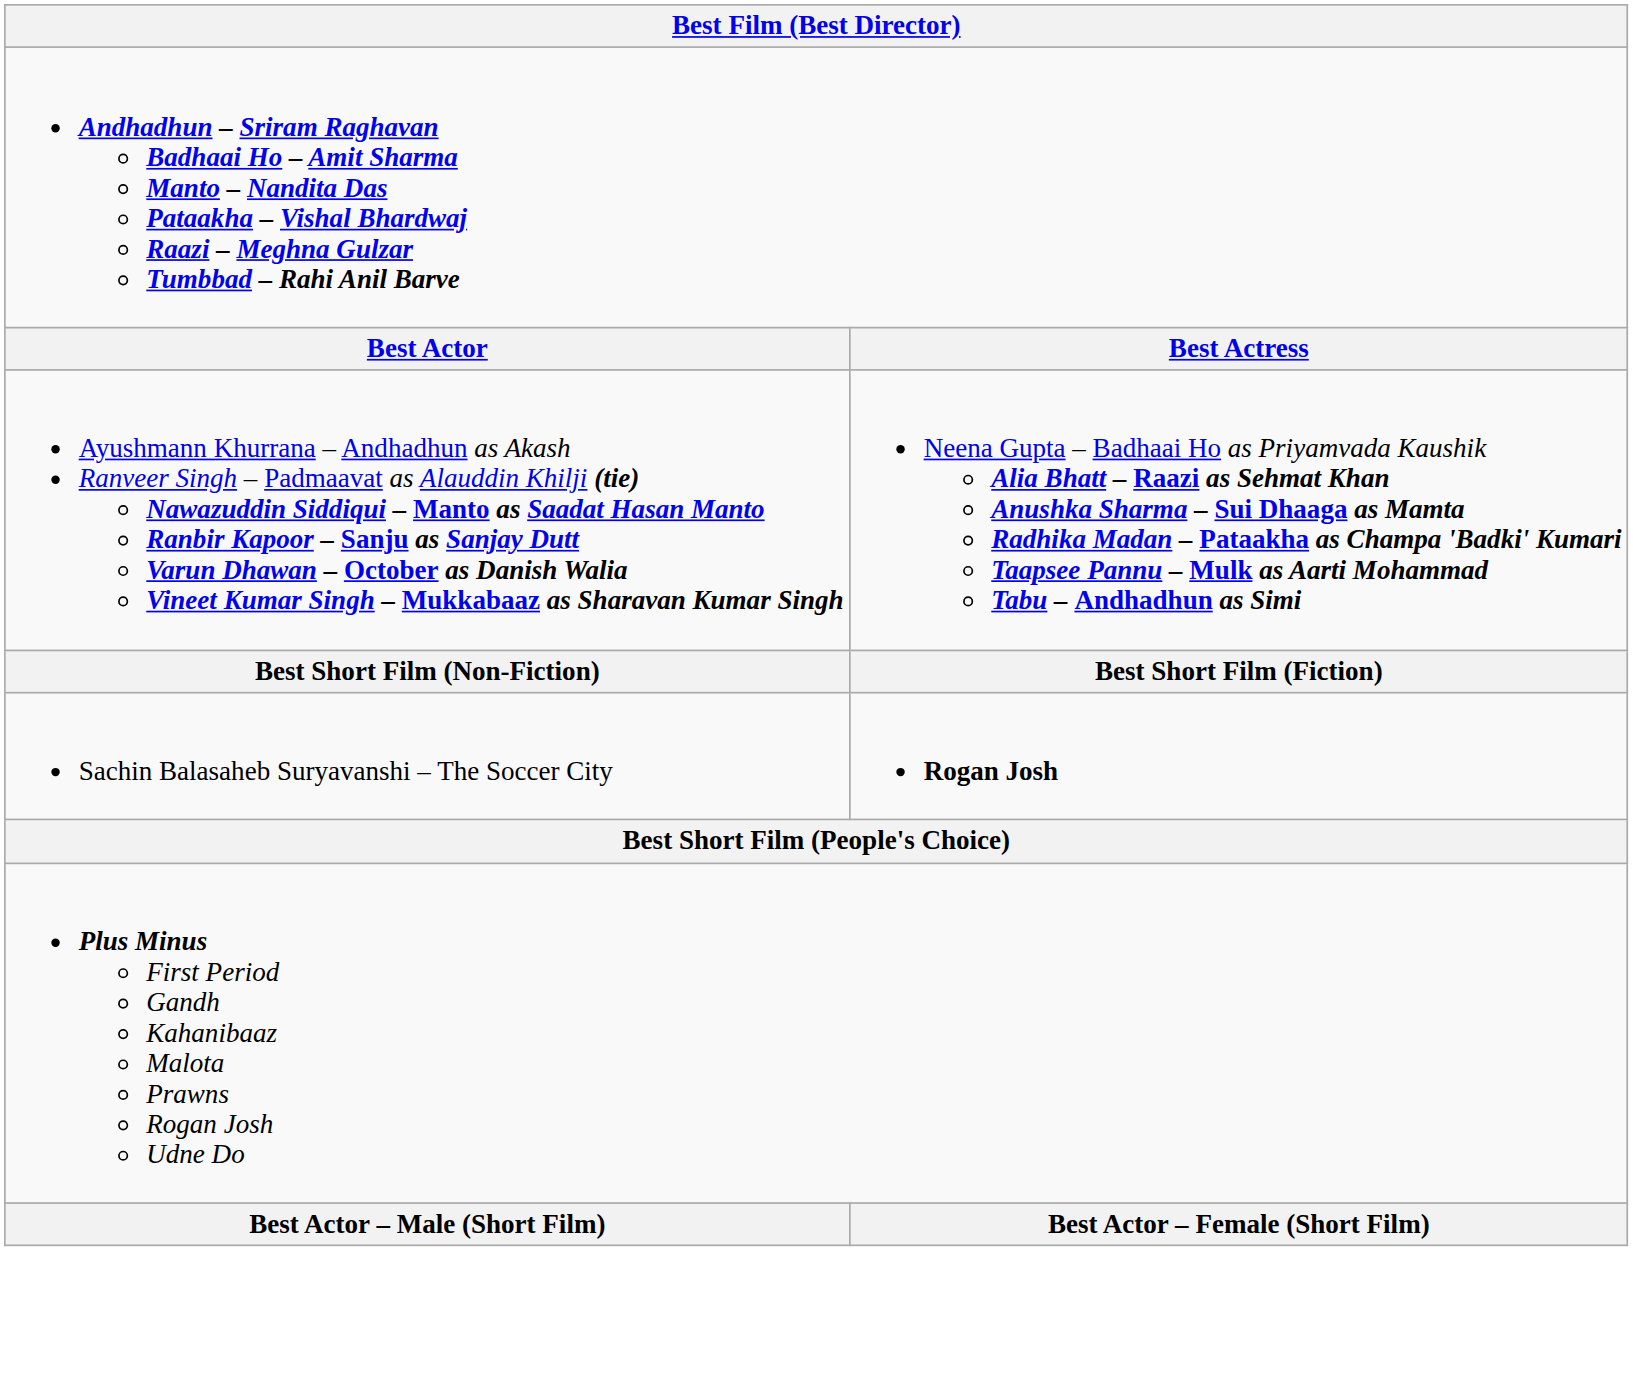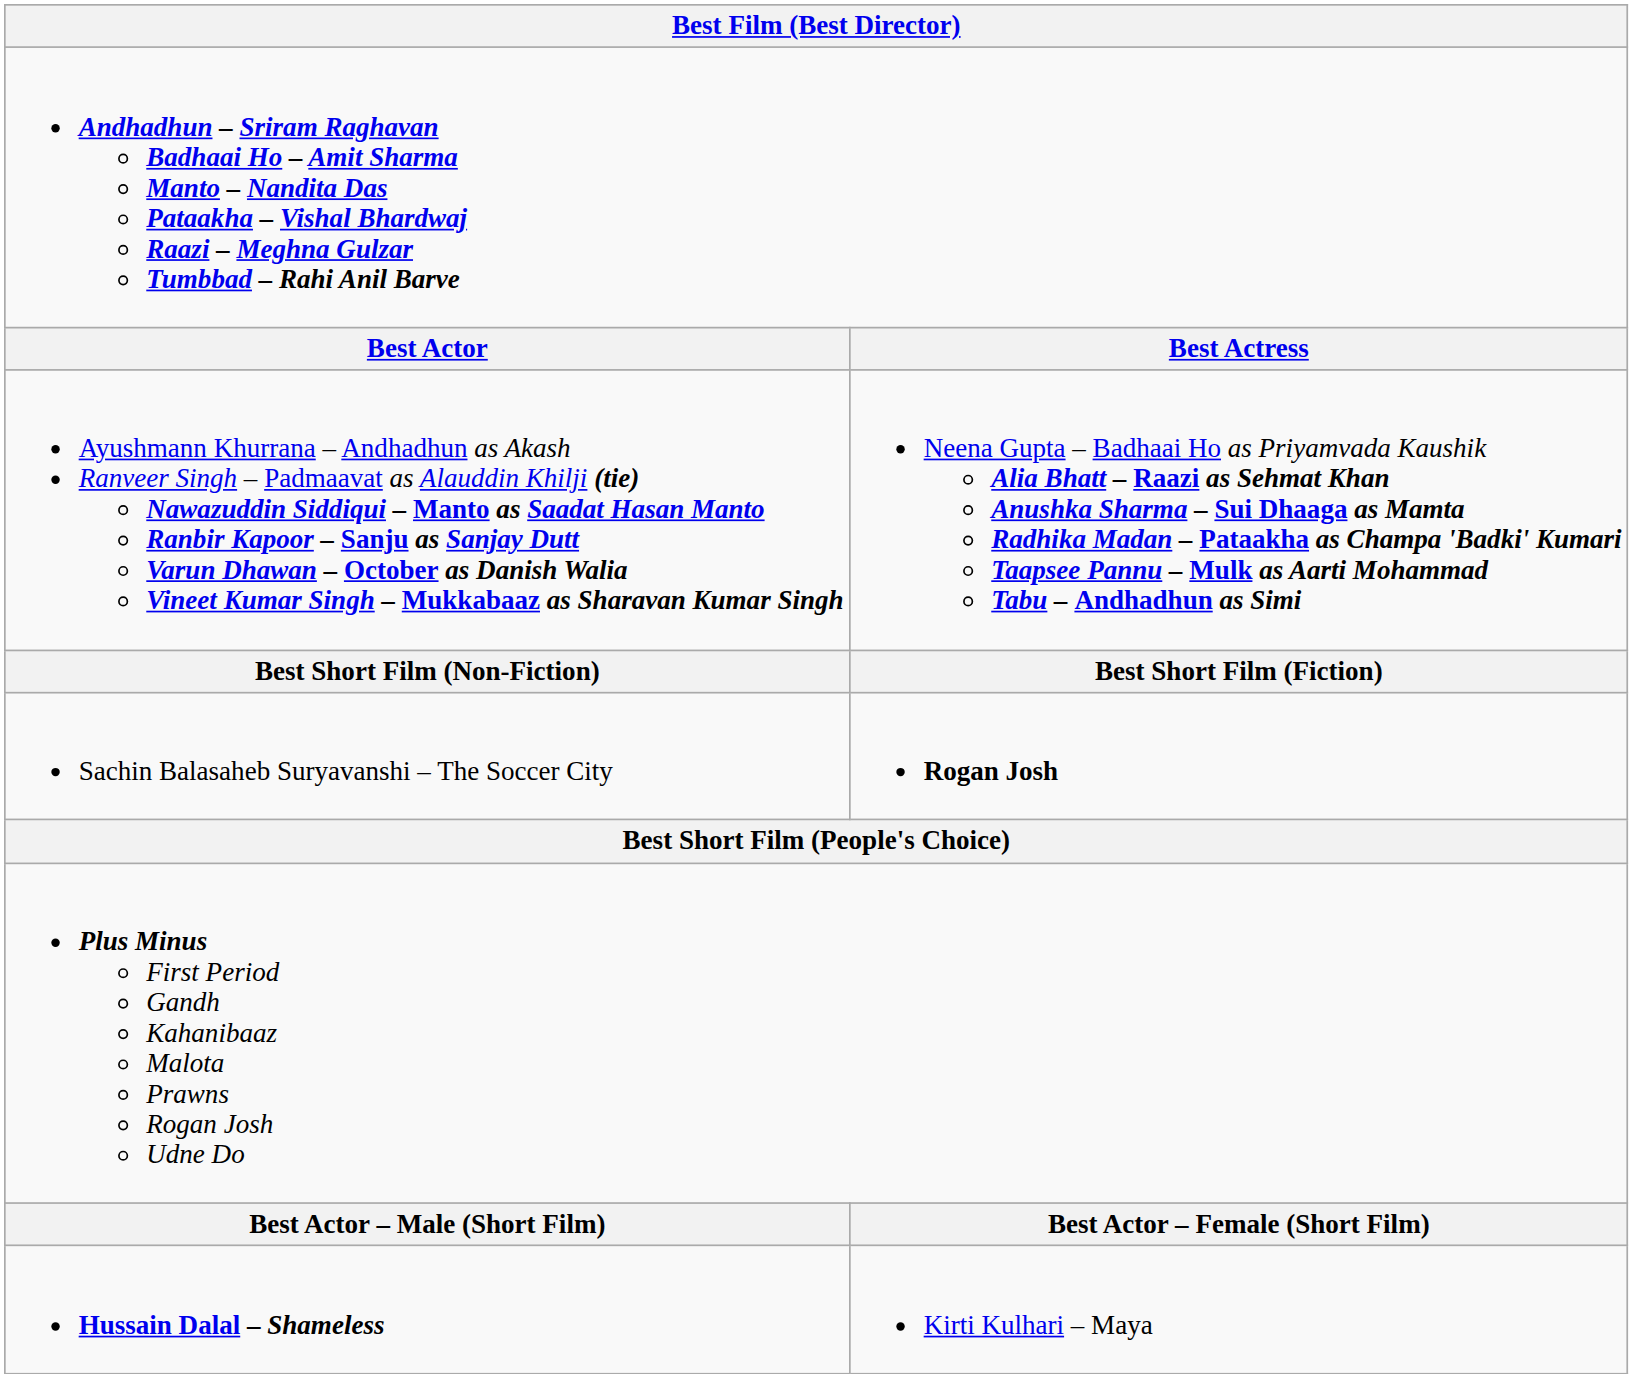+ row: (427, 1325)
